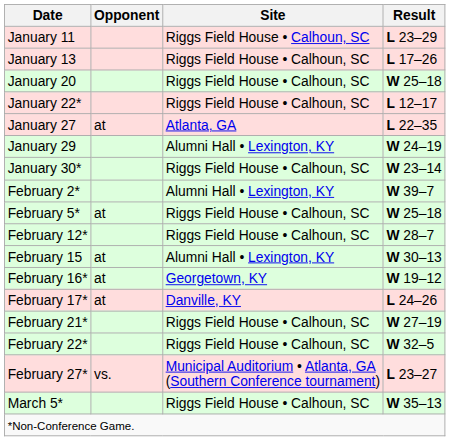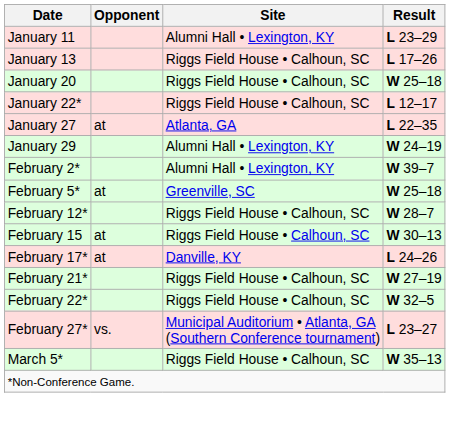(268, 37) Riggs Field House • Calhoun, SC -> (250, 37) Alumni Hall • Lexington, KY
- row: (45, 169)
(268, 213) Riggs Field House • Calhoun, SC -> (210, 191) Greenville, SC
(250, 256) Alumni Hall • Lexington, KY -> (268, 235) Riggs Field House • Calhoun, SC
- row: (48, 278)
